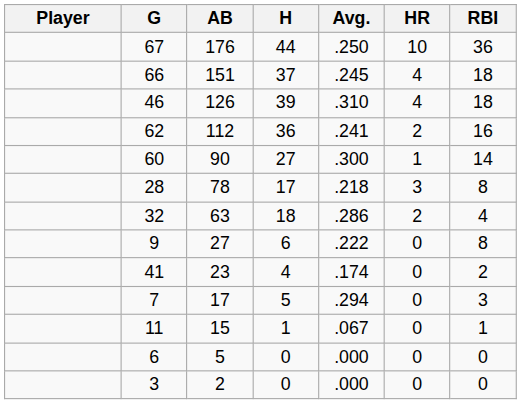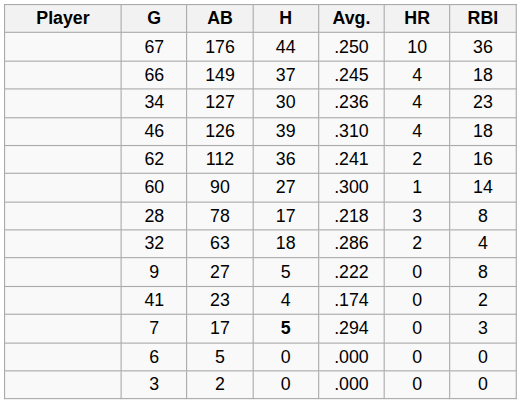(220, 74) 151 -> (220, 74) 149
+ row: (154, 103)
(286, 243) 6 -> (286, 272) 5
(286, 300) normal -> (286, 328) bold
- row: (154, 328)
